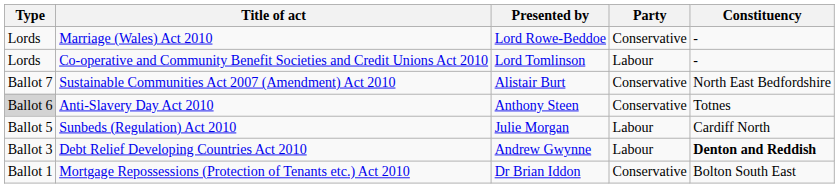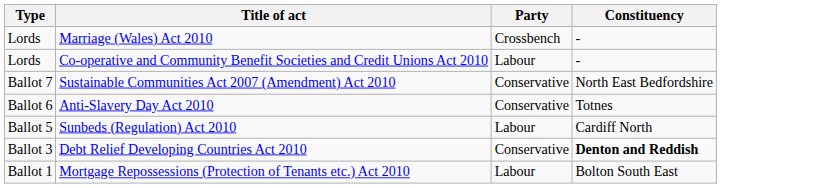- column: (550, 15)
(650, 37) Conservative -> (527, 37) Crossbench
(30, 104) lightgrey background -> (30, 104) no background
(633, 149) Labour -> (532, 149) Conservative
(650, 171) Conservative -> (515, 171) Labour
